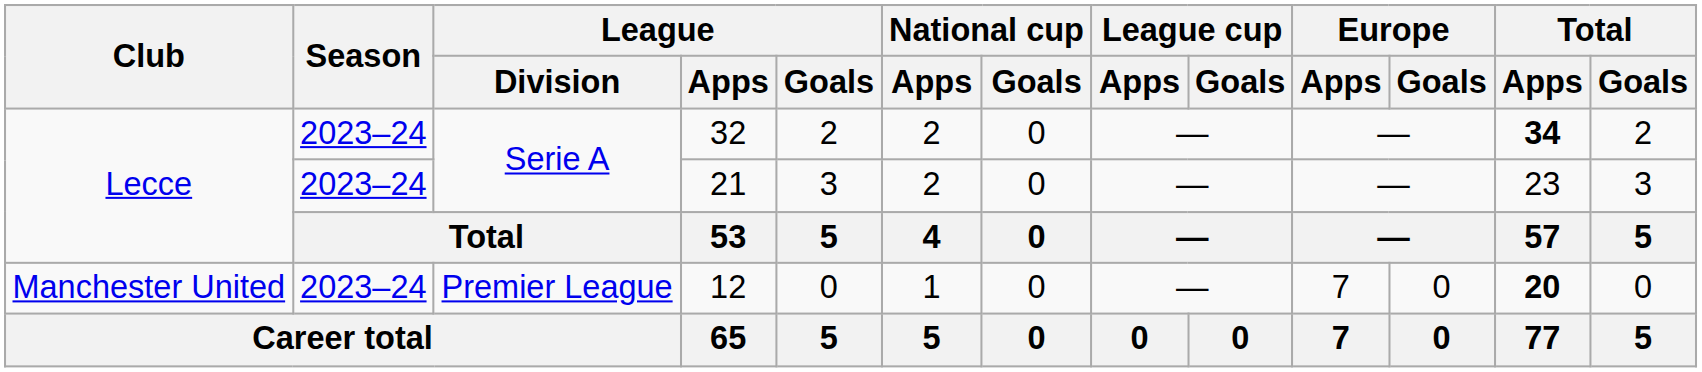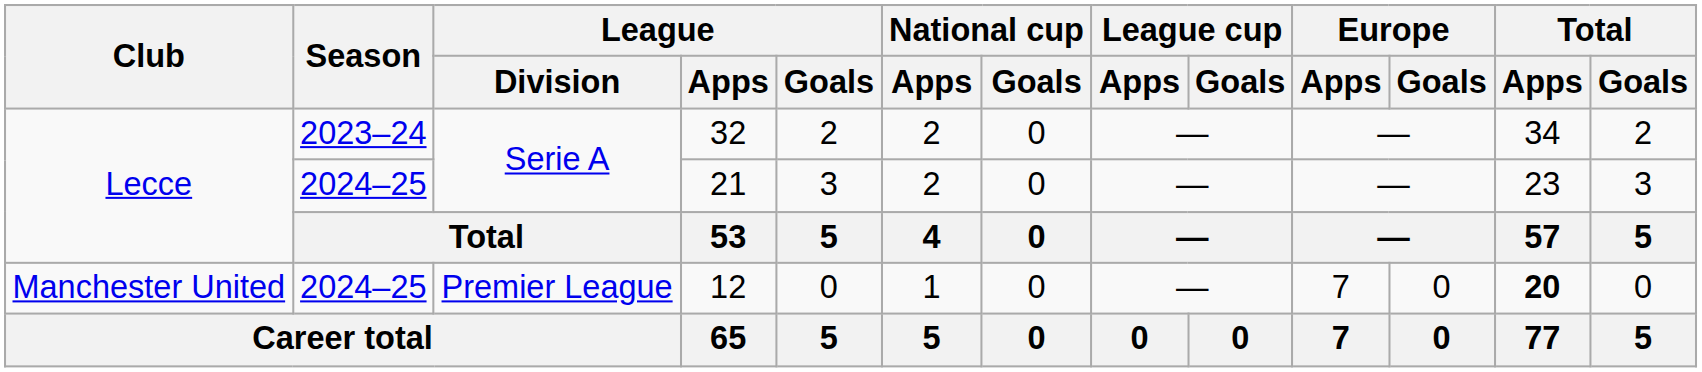(1542, 133) bold -> (1542, 133) normal
(363, 184) 2023–24 -> (363, 184) 2024–25
(363, 287) 2023–24 -> (363, 287) 2024–25
